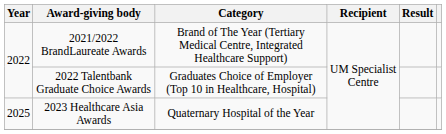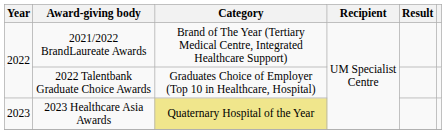(19, 113) 2025 -> (19, 113) 2023
(241, 113) no background -> (241, 113) khaki background
